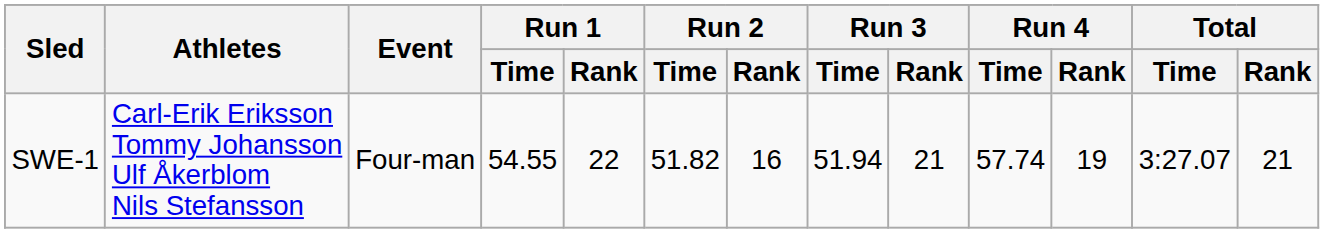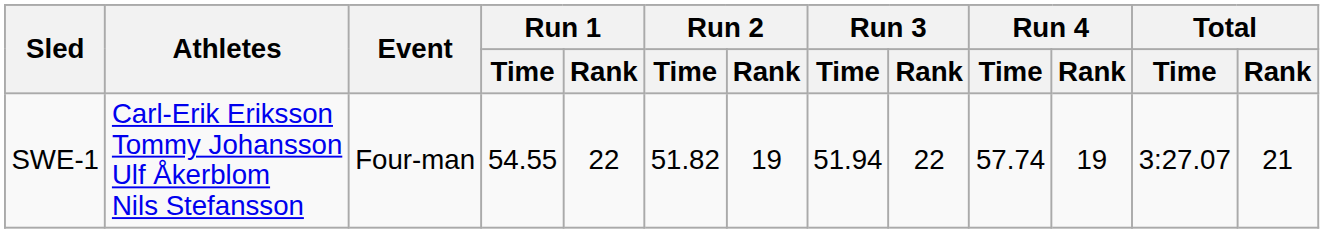(767, 161) 16 -> (767, 161) 19
(929, 161) 21 -> (929, 161) 22
